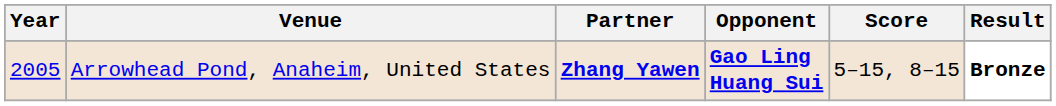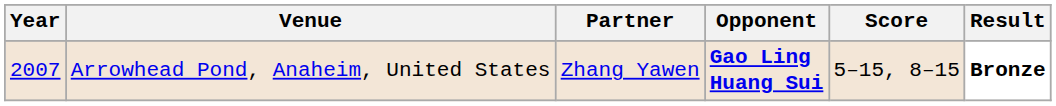(35, 70) 2005 -> (35, 70) 2007
(630, 70) bold -> (630, 70) normal
